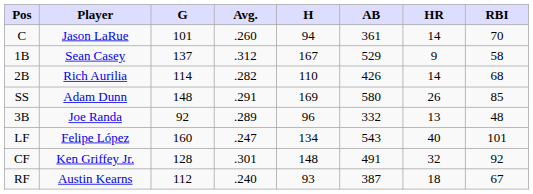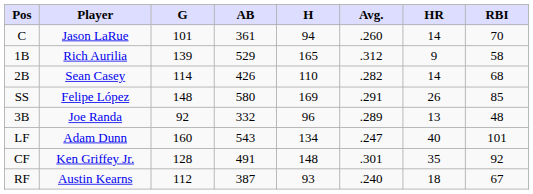columns swapped: (371, 14) <-> (245, 14)
(95, 55) Sean Casey -> (95, 55) Rich Aurilia
(183, 55) 137 -> (183, 55) 139
(308, 55) 167 -> (308, 55) 165
(95, 76) Rich Aurilia -> (95, 76) Sean Casey
(95, 96) Adam Dunn -> (95, 96) Felipe López
(95, 138) Felipe López -> (95, 138) Adam Dunn
(434, 158) 32 -> (434, 158) 35
